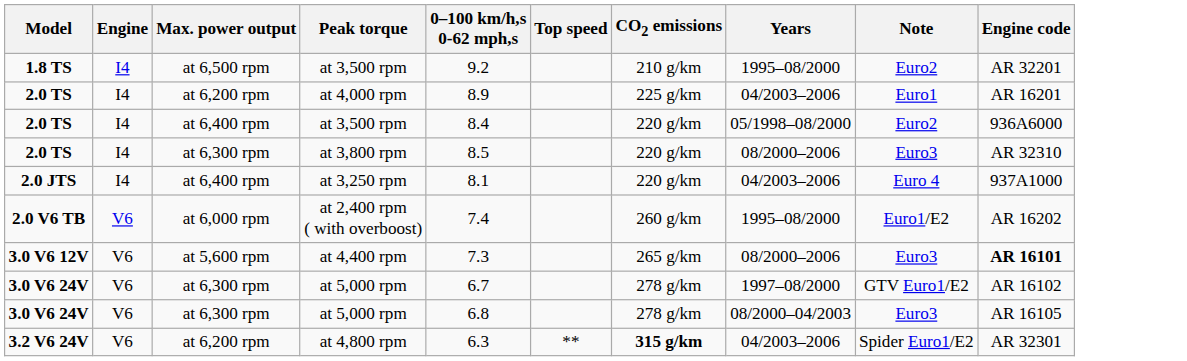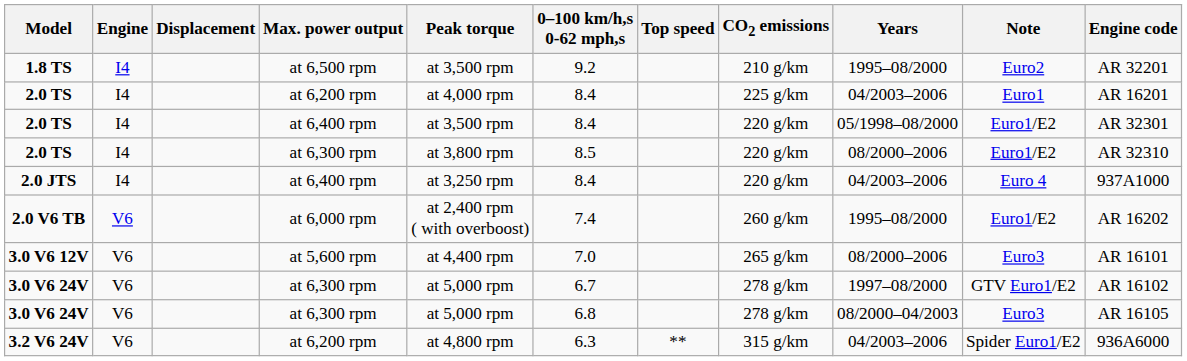+ column: (206, 29)
(478, 95) 8.9 -> (585, 95) 8.4
(916, 124) Euro2 -> (1023, 124) Euro1/E2
(1026, 124) 936A6000 -> (1133, 124) AR 32301
(916, 152) Euro3 -> (1023, 152) Euro1/E2
(478, 180) 8.1 -> (585, 180) 8.4
(478, 257) 7.3 -> (585, 257) 7.0
(1026, 257) bold -> (1133, 257) normal
(669, 342) bold -> (776, 342) normal
(1026, 342) AR 32301 -> (1133, 342) 936A6000
